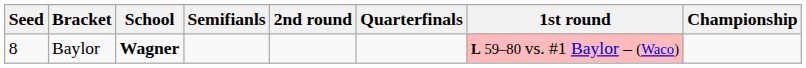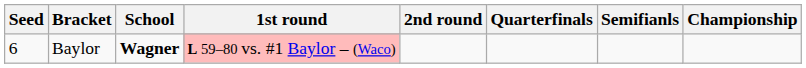columns swapped: (575, 19) <-> (227, 19)
(13, 48) 8 -> (13, 48) 6
